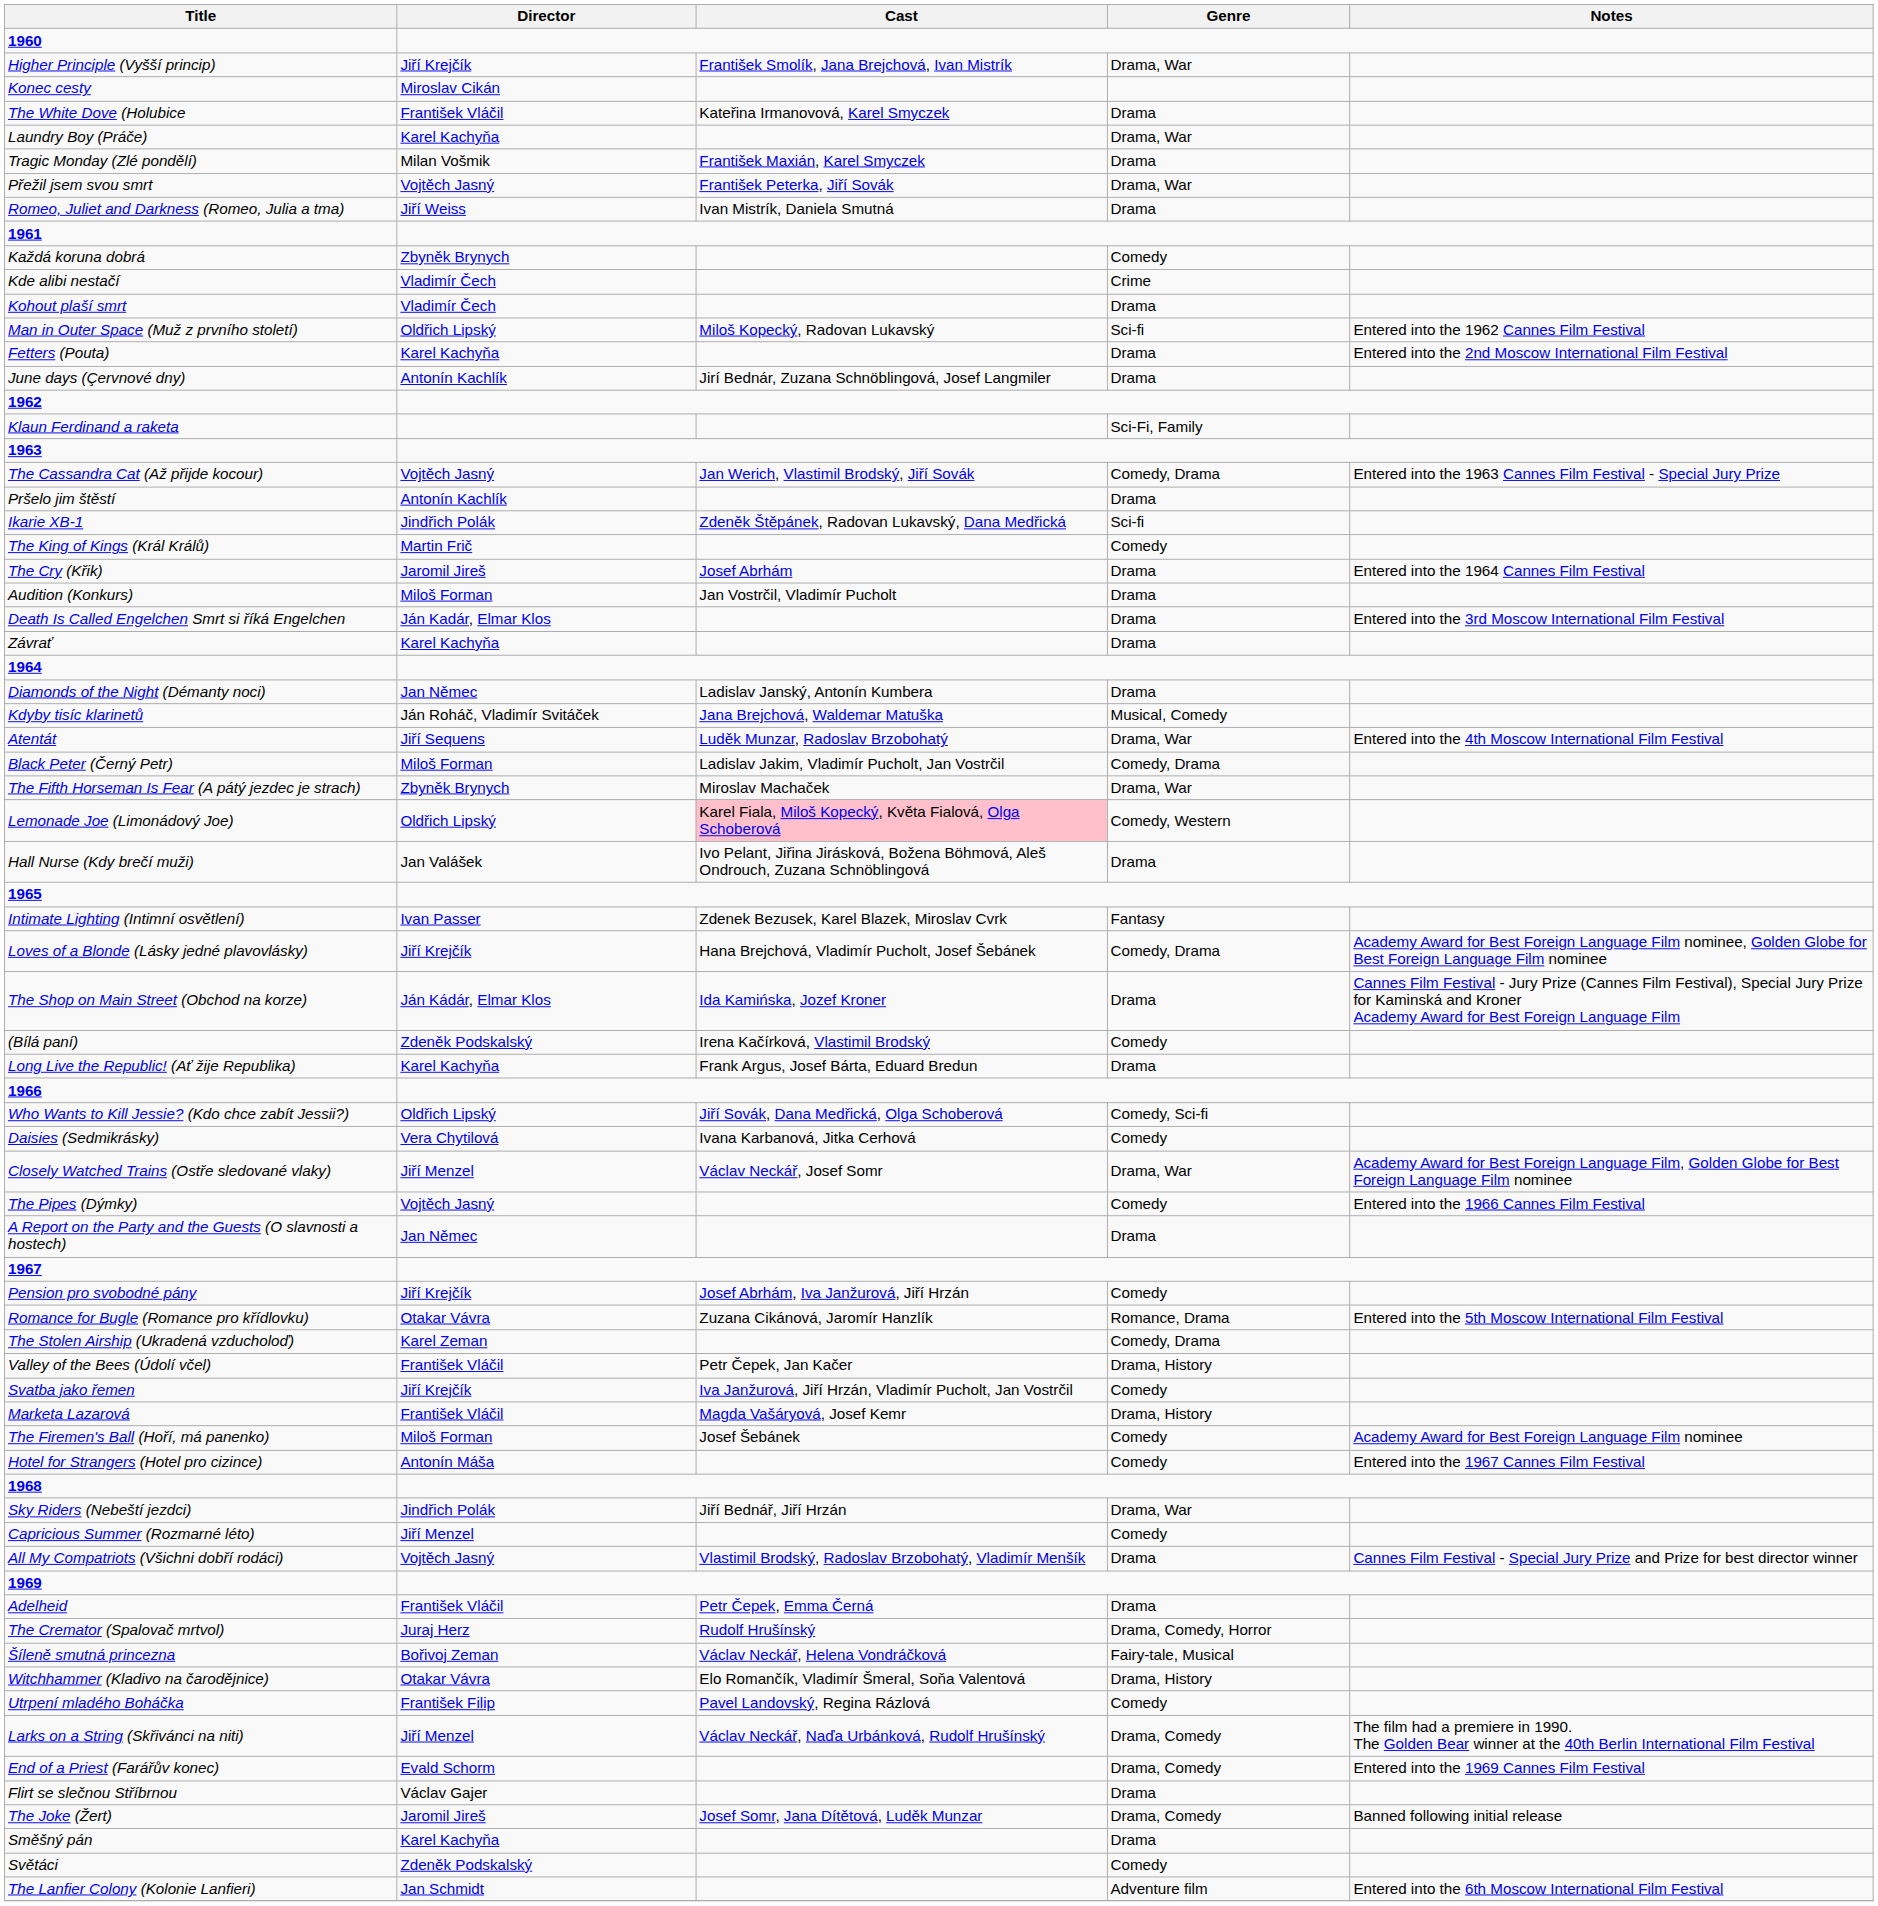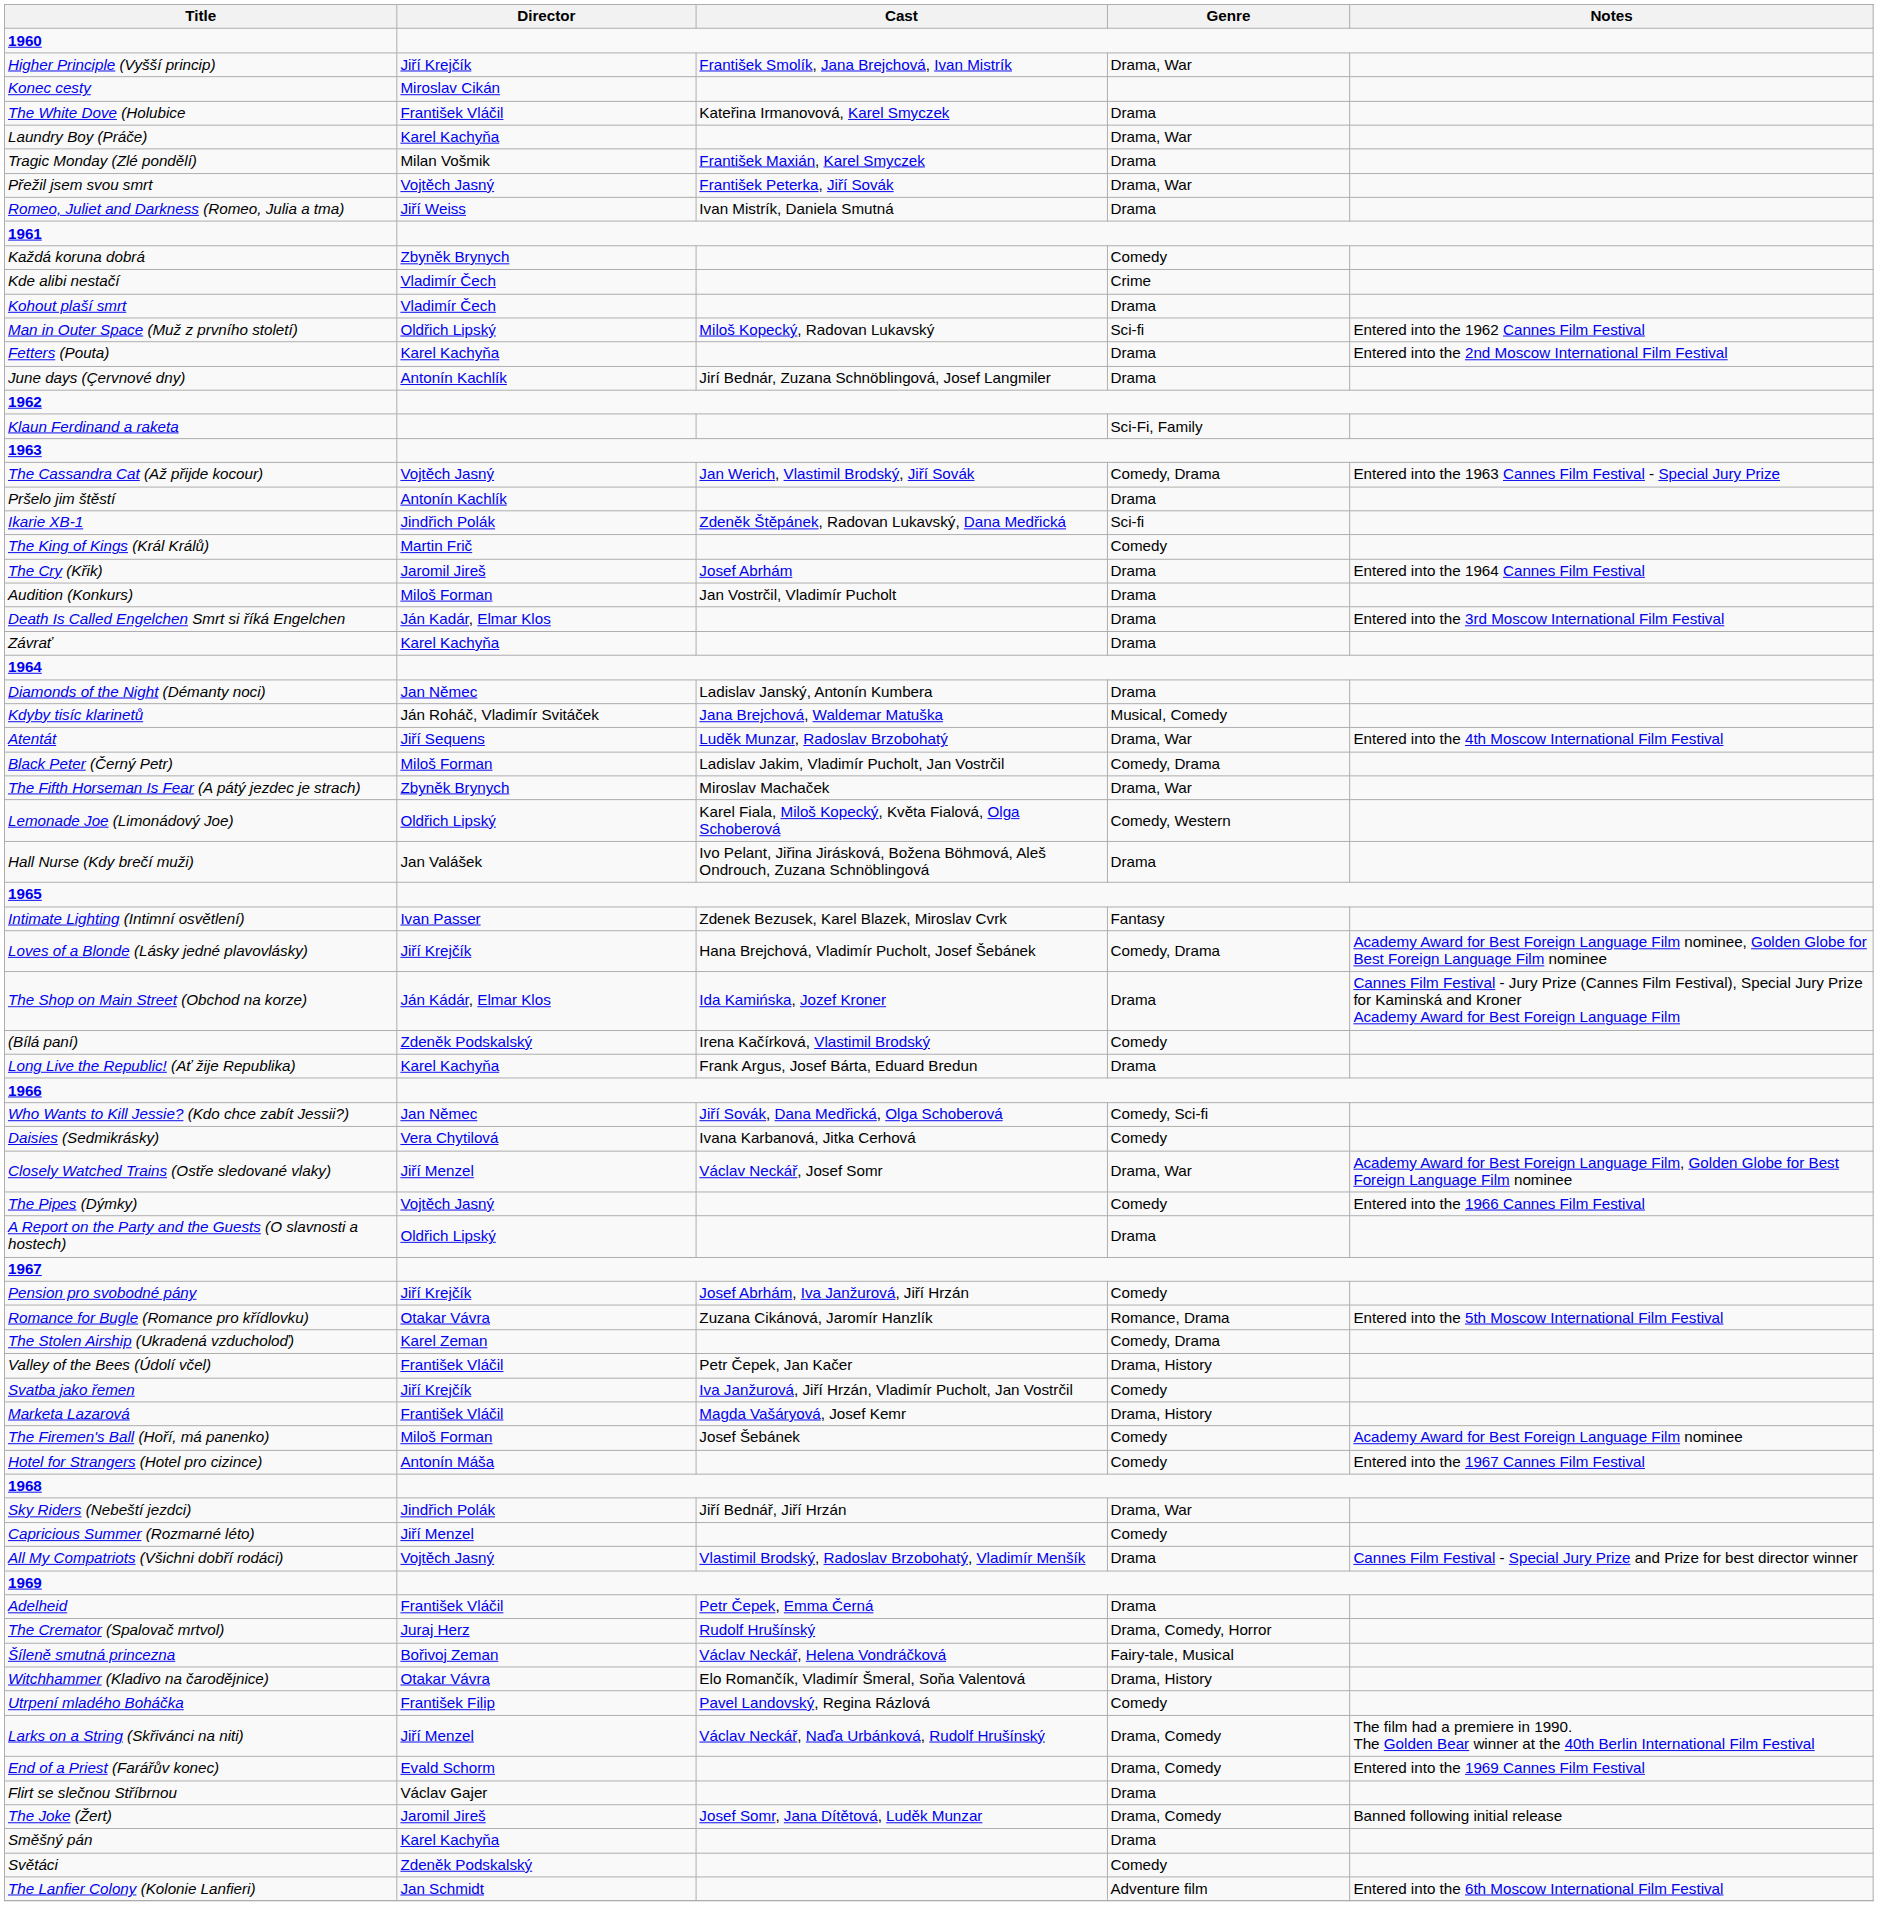(859, 820) pink background -> (859, 820) no background
(448, 1114) Oldřich Lipský -> (439, 1114) Jan Němec
(439, 1236) Jan Němec -> (448, 1236) Oldřich Lipský
